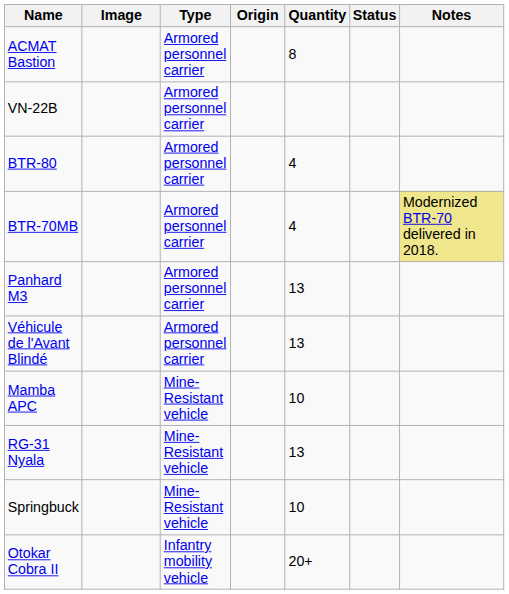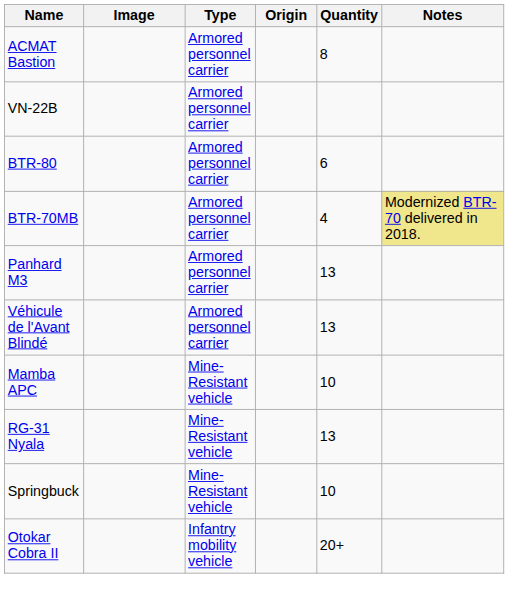- column: (375, 15)
(292, 163) 4 -> (324, 163) 6
